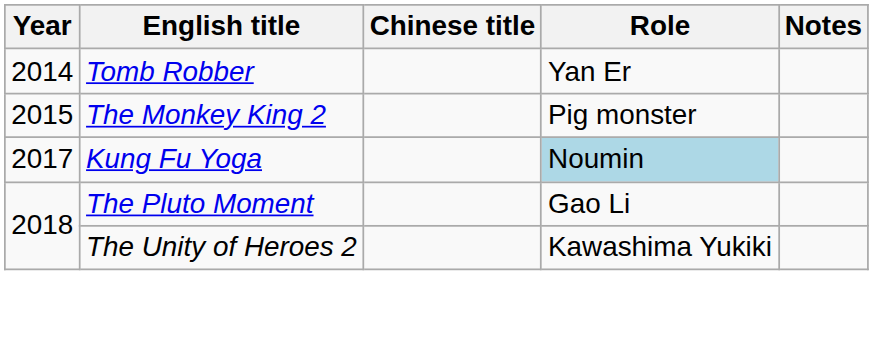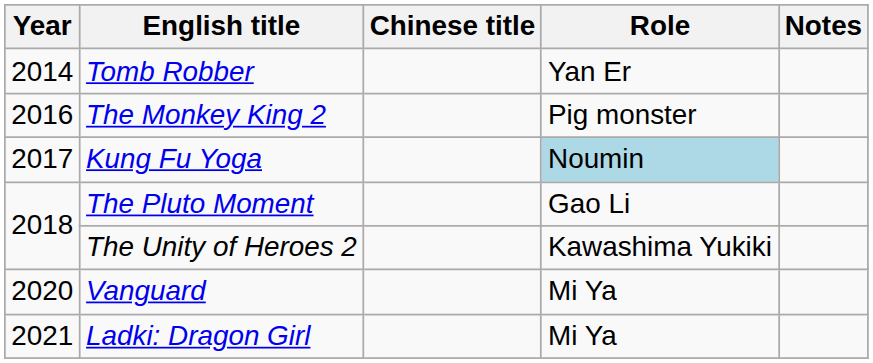(42, 114) 2015 -> (42, 114) 2016
+ row: (146, 291)
+ row: (198, 335)
